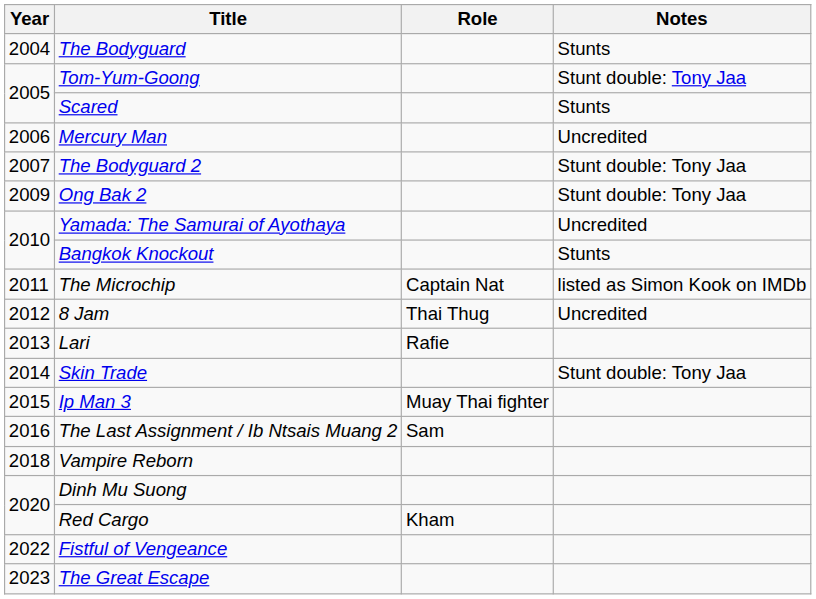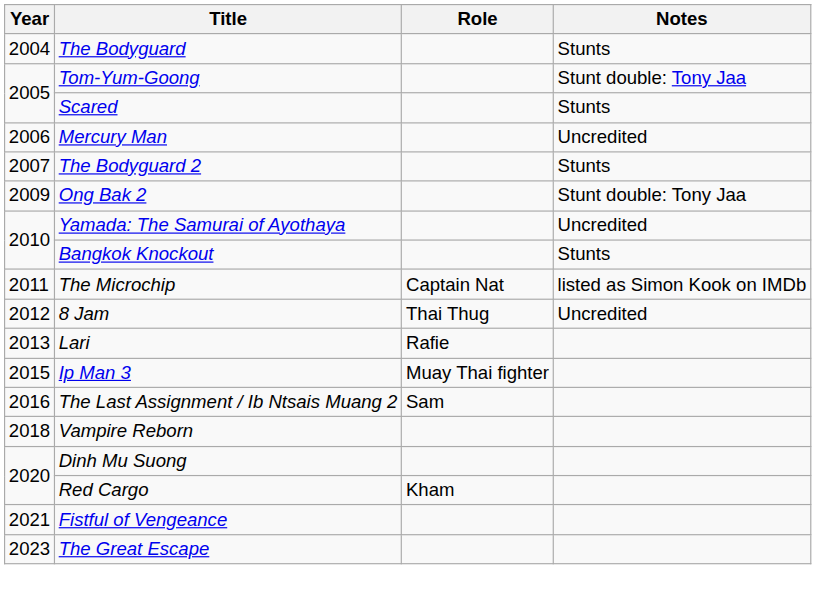(652, 166) Stunt double: Tony Jaa -> (584, 166) Stunts
- row: (103, 372)
(30, 549) 2022 -> (30, 519) 2021
